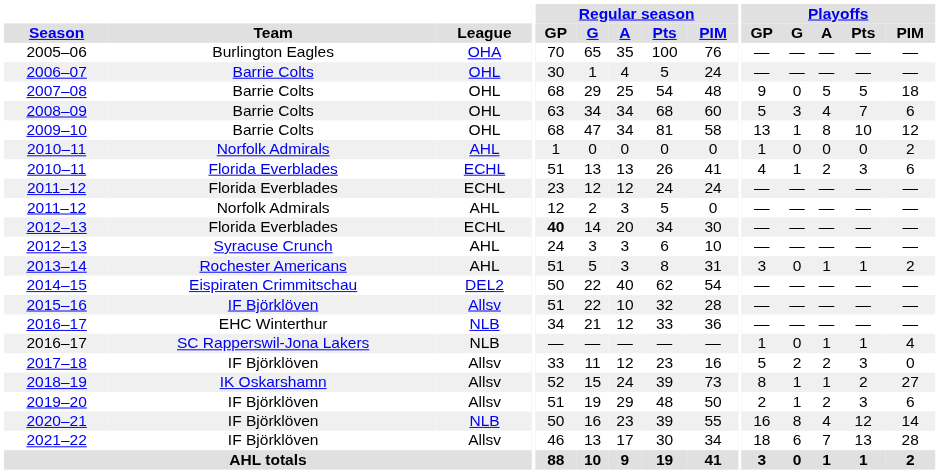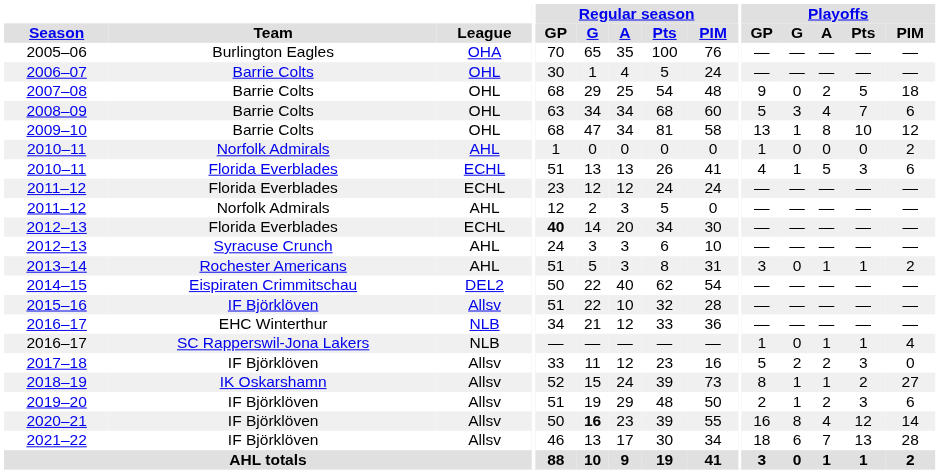(826, 91) 5 -> (826, 91) 2
(826, 168) 2 -> (826, 168) 5
(485, 421) NLB -> (485, 421) Allsv
(593, 421) normal -> (593, 421) bold
